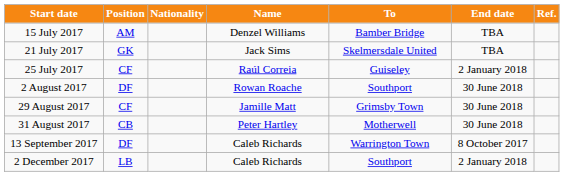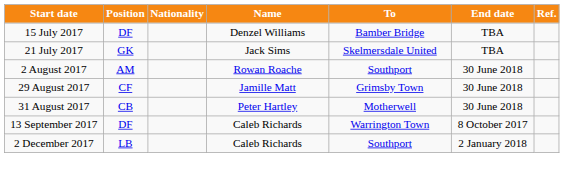(125, 32) AM -> (125, 32) DF
- row: (54, 69)
(125, 88) DF -> (125, 69) AM
